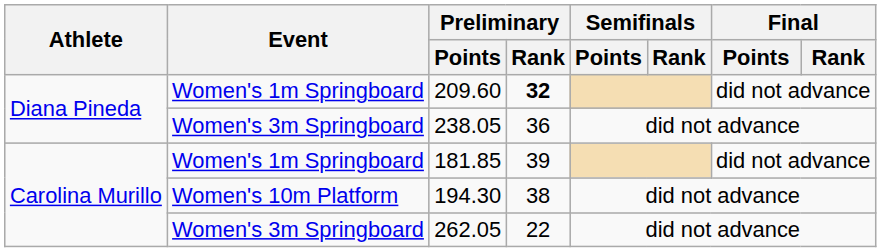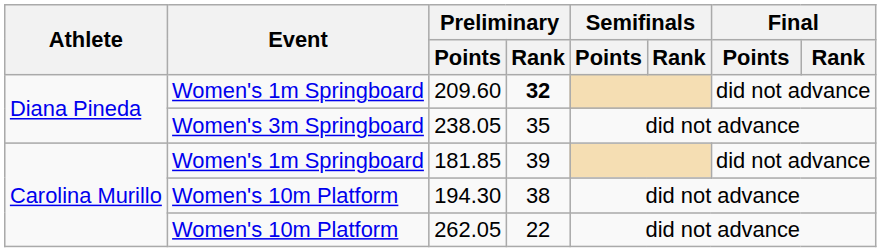(538, 126) 36 -> (538, 126) 35
(298, 230) Women's 3m Springboard -> (285, 230) Women's 10m Platform
